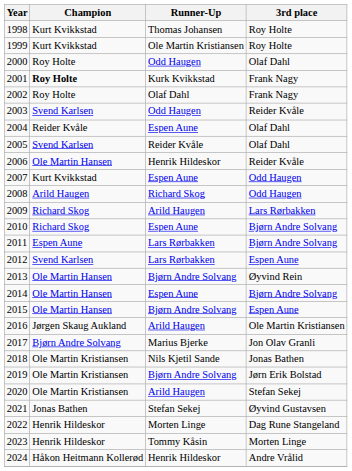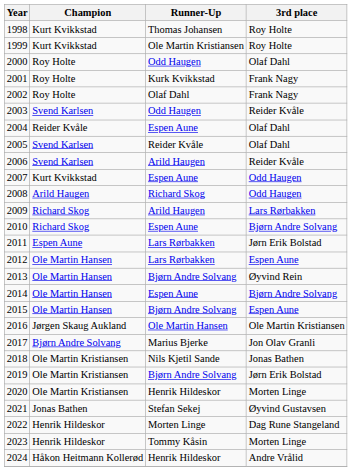(55, 78) bold -> (54, 78) normal
(72, 161) Ole Martin Hansen -> (63, 161) Svend Karlsen
(184, 161) Henrik Hildeskor -> (176, 161) Arild Haugen
(293, 243) Bjørn Andre Solvang -> (285, 243) Jørn Erik Bolstad
(63, 260) Svend Karlsen -> (72, 260) Ole Martin Hansen
(176, 326) Arild Haugen -> (188, 326) Ole Martin Hansen
(176, 392) Arild Haugen -> (184, 392) Henrik Hildeskor
(275, 392) Stefan Sekej -> (277, 392) Morten Linge
